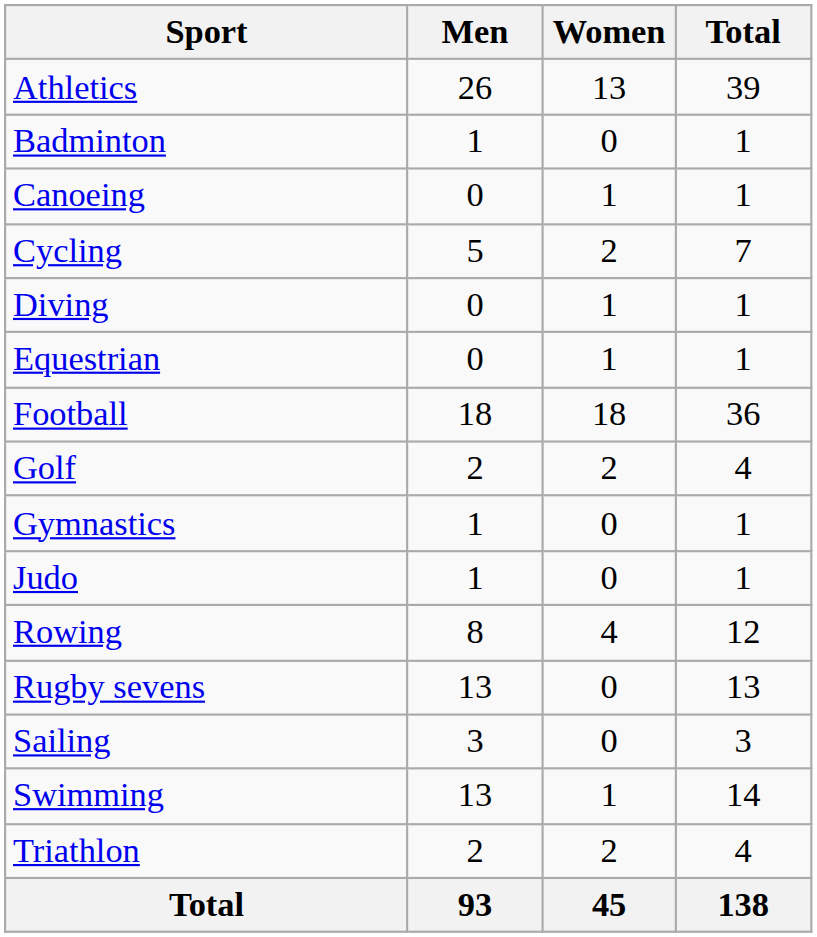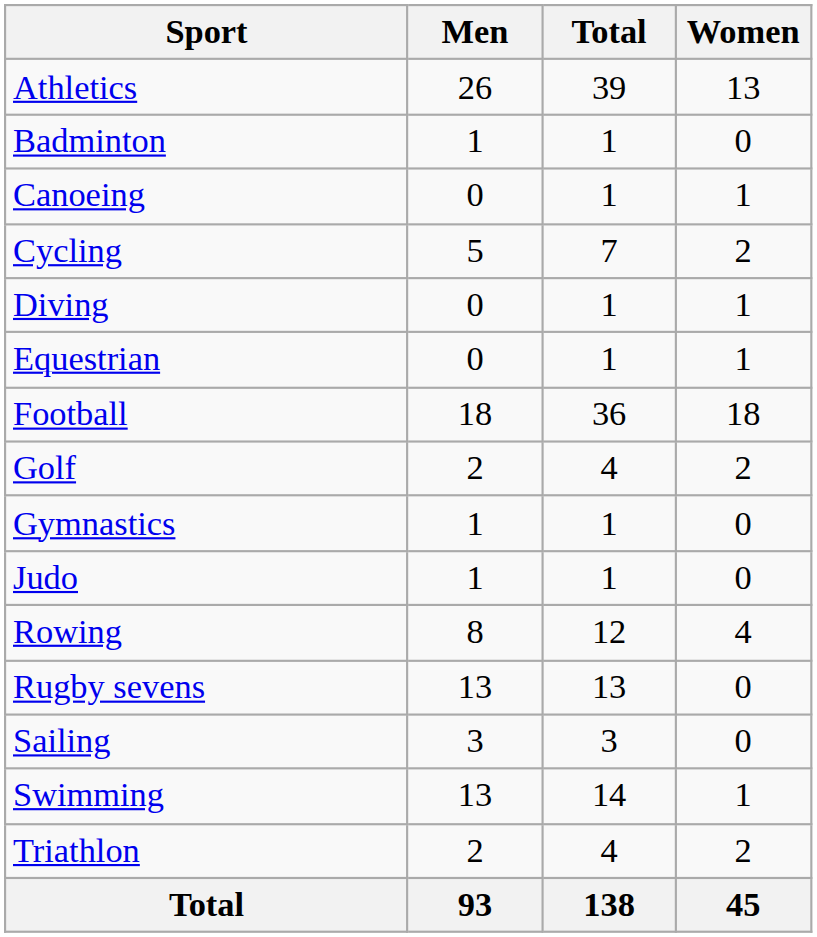columns swapped: (609, 31) <-> (743, 31)
